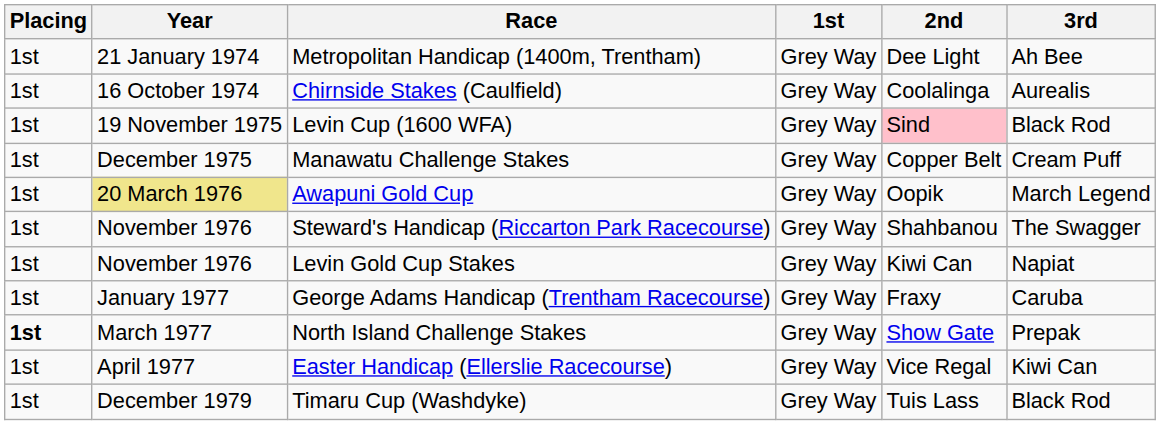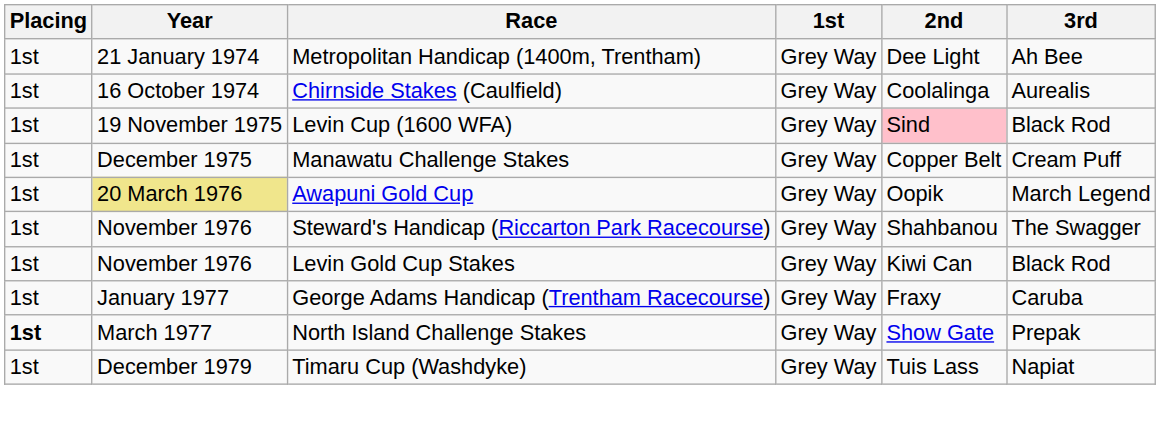(1043, 263) Napiat -> (1061, 263) Black Rod
- row: (482, 366)
(1061, 401) Black Rod -> (1043, 366) Napiat
